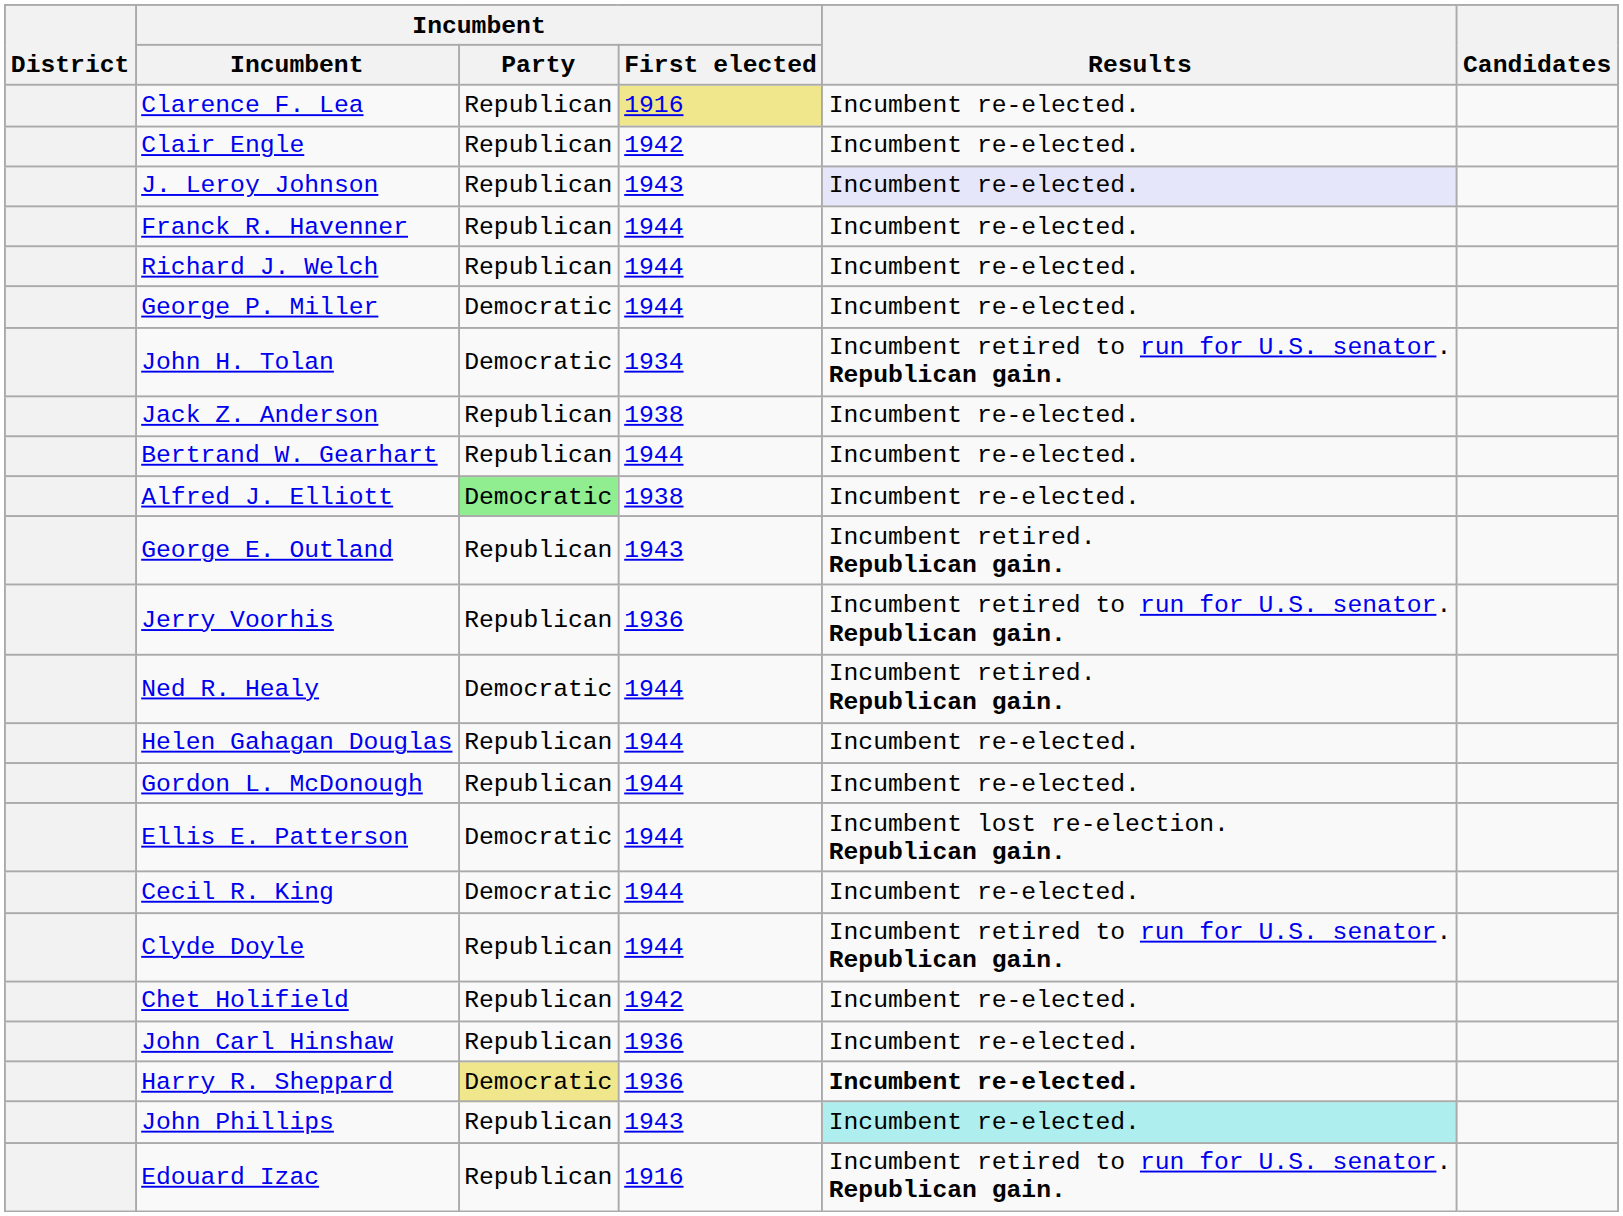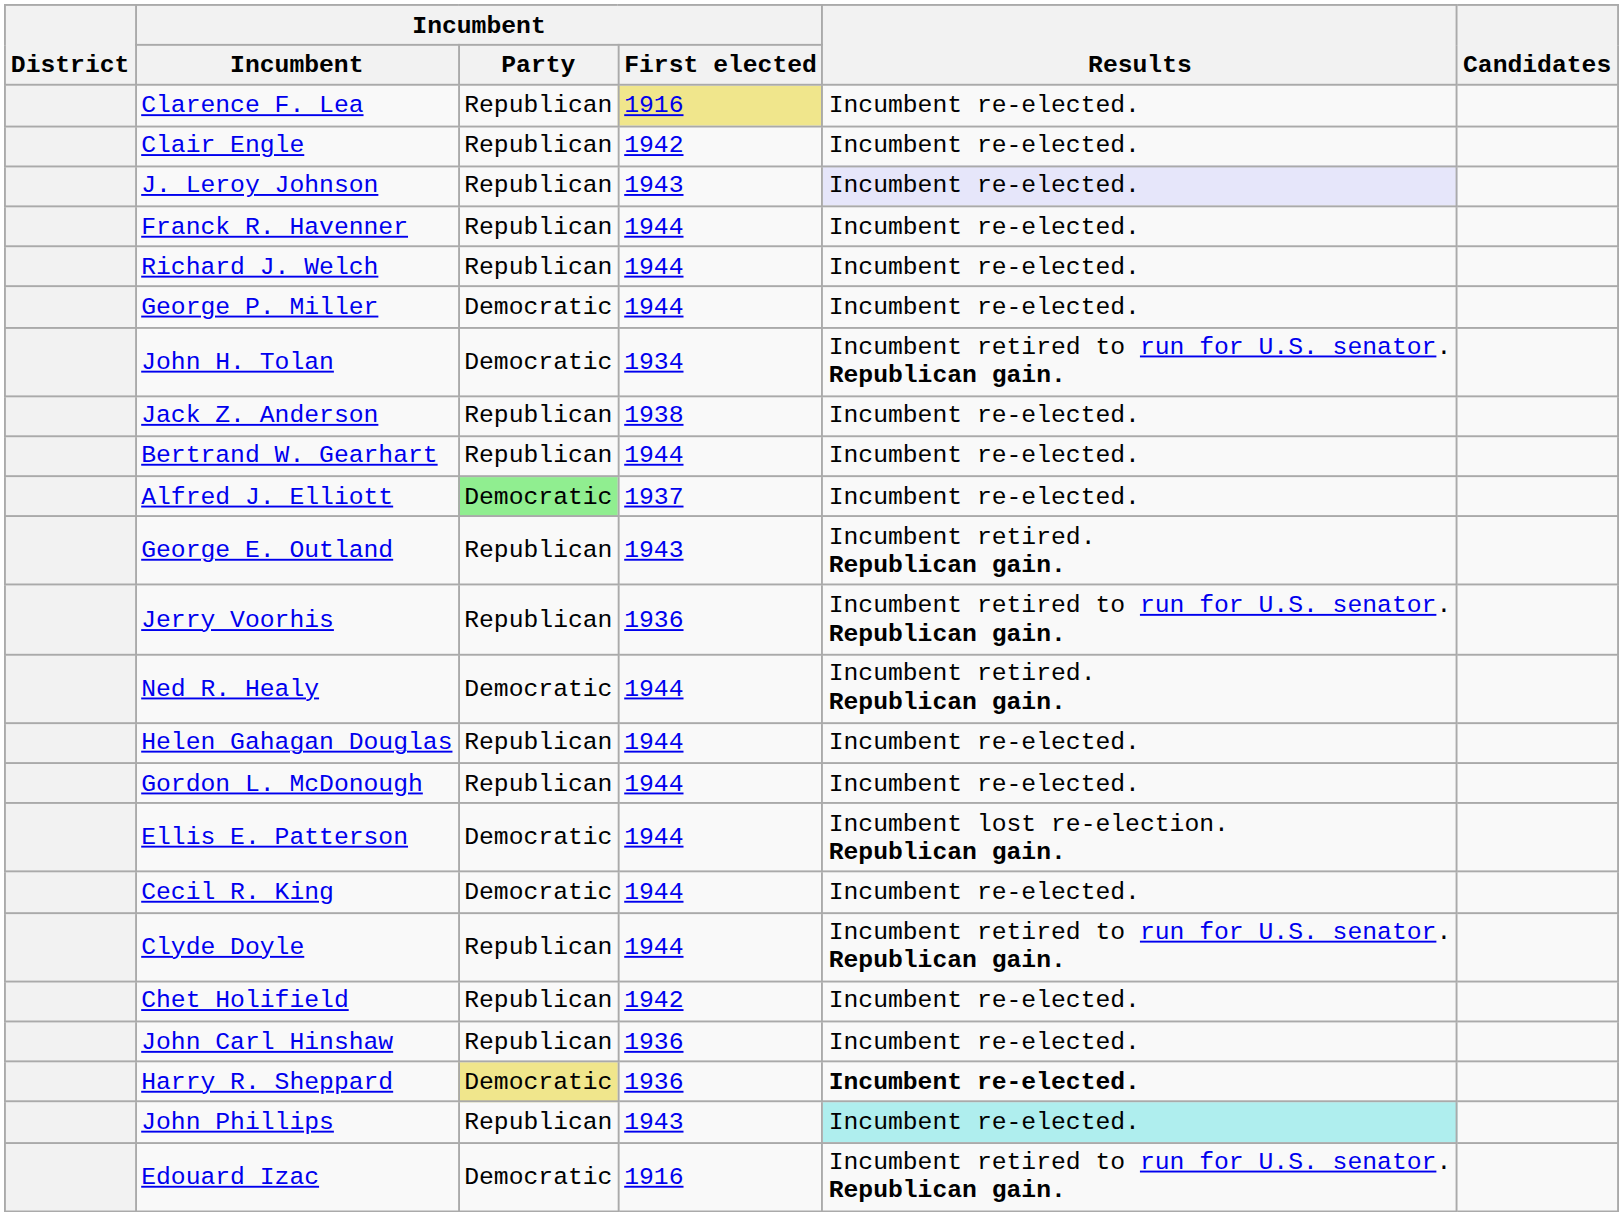(654, 496) 1938 -> (654, 496) 1937
(538, 1176) Republican -> (538, 1176) Democratic
